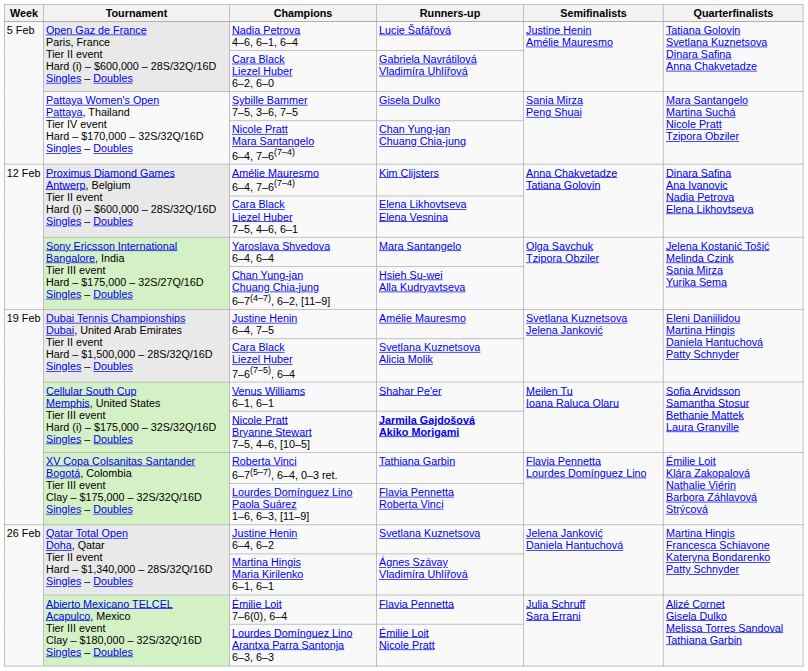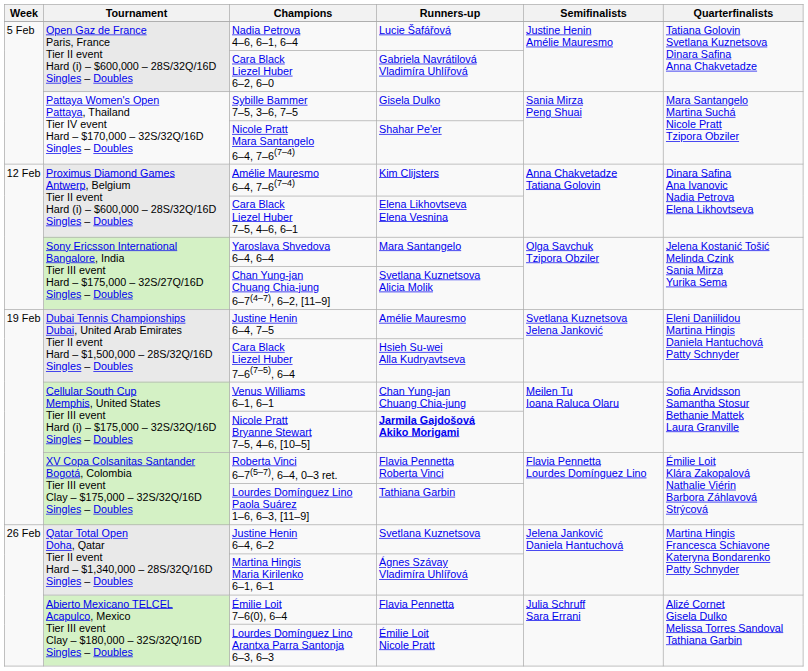(423, 136) Chan Yung-jan Chuang Chia-jung -> (410, 130) Shahar Pe'er
(422, 281) Hsieh Su-wei Alla Kudryavtseva -> (430, 281) Svetlana Kuznetsova Alicia Molik
(430, 353) Svetlana Kuznetsova Alicia Molik -> (422, 353) Hsieh Su-wei Alla Kudryavtseva
(410, 391) Shahar Pe'er -> (423, 397) Chan Yung-jan Chuang Chia-jung
(417, 461) Tathiana Garbin -> (417, 467) Flavia Pennetta Roberta Vinci
(417, 499) Flavia Pennetta Roberta Vinci -> (417, 492) Tathiana Garbin
